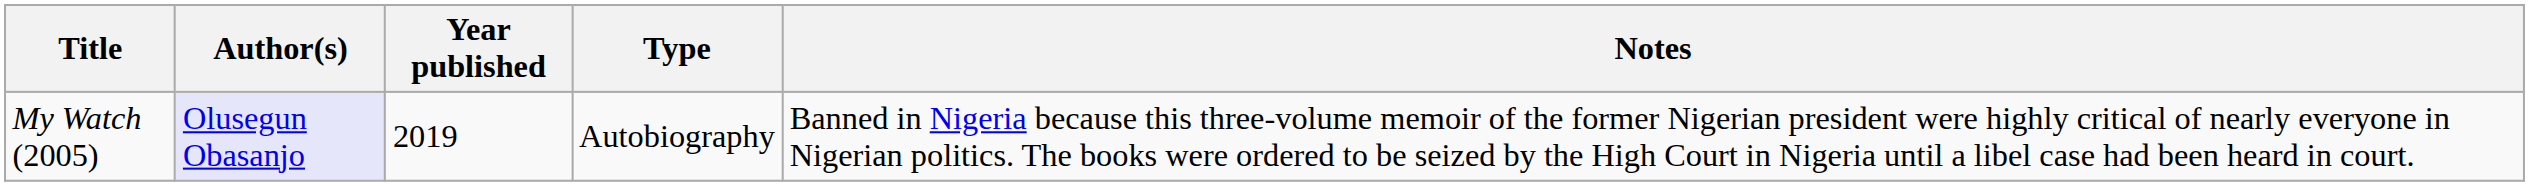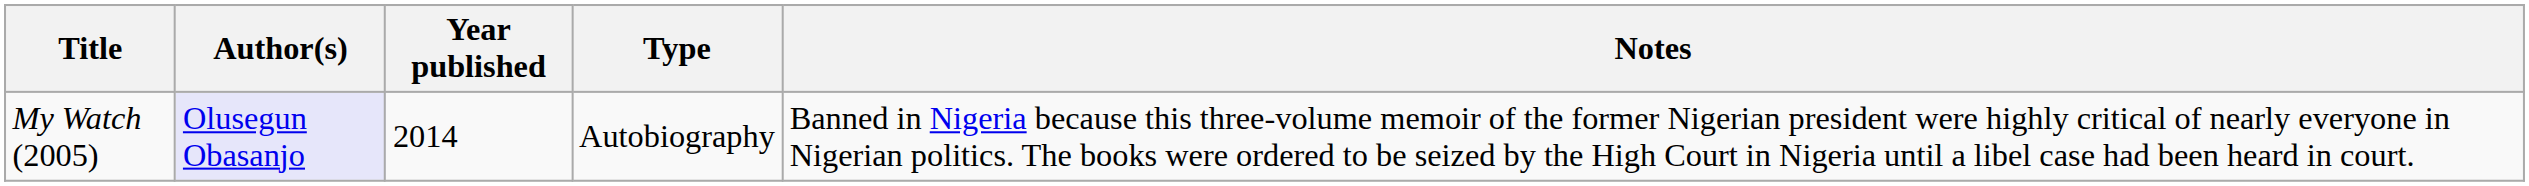(425, 135) 2019 -> (425, 135) 2014
